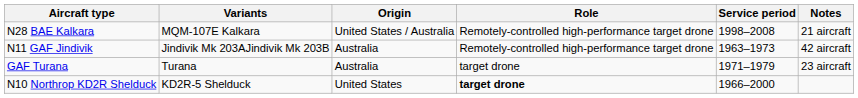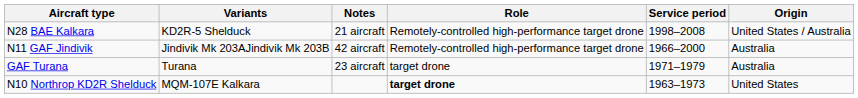columns swapped: (394, 13) <-> (826, 13)
(211, 31) MQM-107E Kalkara -> (206, 31) KD2R-5 Shelduck
(747, 48) 1963–1973 -> (677, 48) 1966–2000
(206, 84) KD2R-5 Shelduck -> (211, 84) MQM-107E Kalkara
(747, 84) 1966–2000 -> (677, 84) 1963–1973
